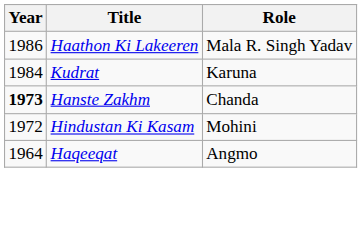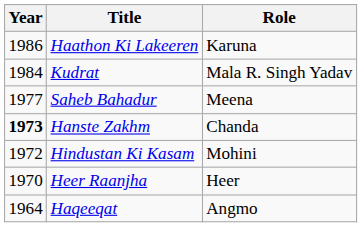(279, 45) Mala R. Singh Yadav -> (231, 45) Karuna
(231, 72) Karuna -> (279, 72) Mala R. Singh Yadav
+ row: (104, 99)
+ row: (99, 180)
